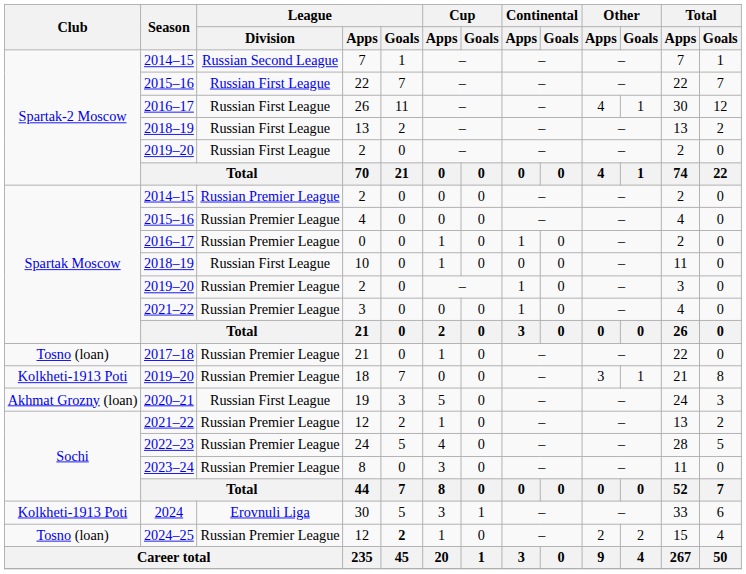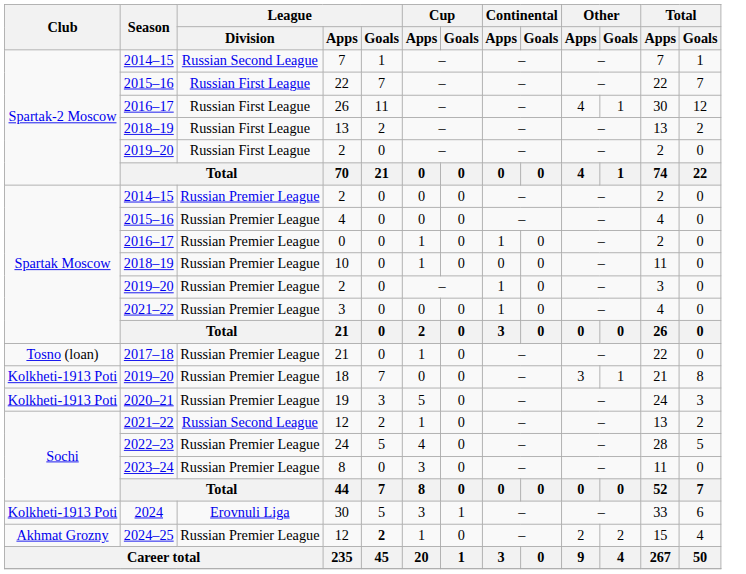(270, 264) Russian First League -> (250, 264) Russian Premier League
(73, 399) Akhmat Grozny (loan) -> (63, 399) Kolkheti-1913 Poti
(270, 399) Russian First League -> (250, 399) Russian Premier League
(270, 422) Russian Premier League -> (250, 422) Russian Second League
(73, 535) Tosno (loan) -> (63, 535) Akhmat Grozny
